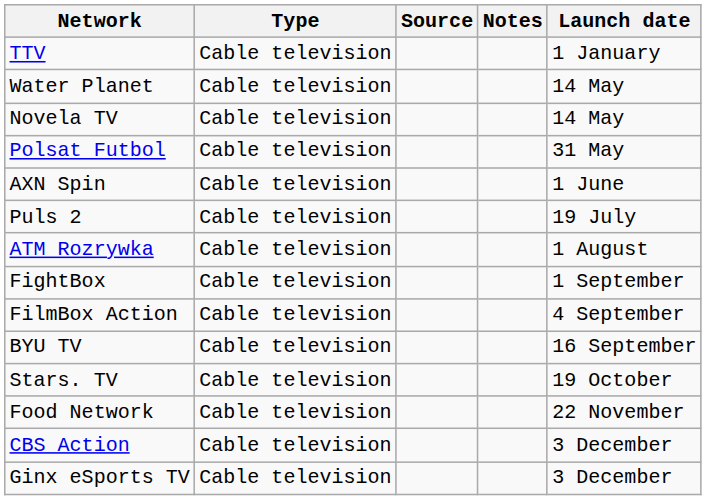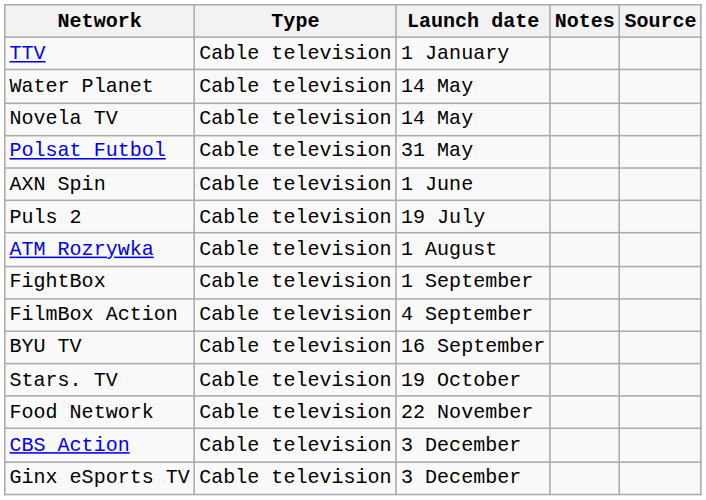columns swapped: (624, 21) <-> (437, 21)
